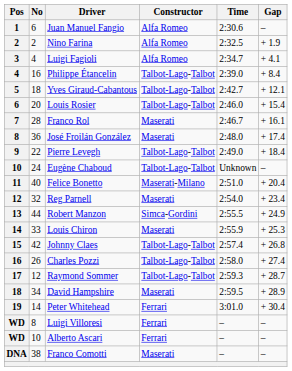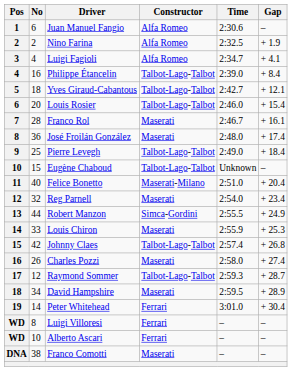(36, 152) 22 -> (36, 152) 25
(36, 167) 24 -> (36, 167) 15
(178, 261) Talbot-Lago-Talbot -> (158, 261) Maserati
